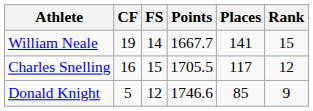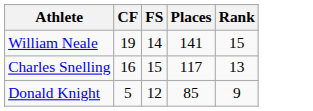- column: (192, 17)
(286, 68) 12 -> (237, 68) 13
